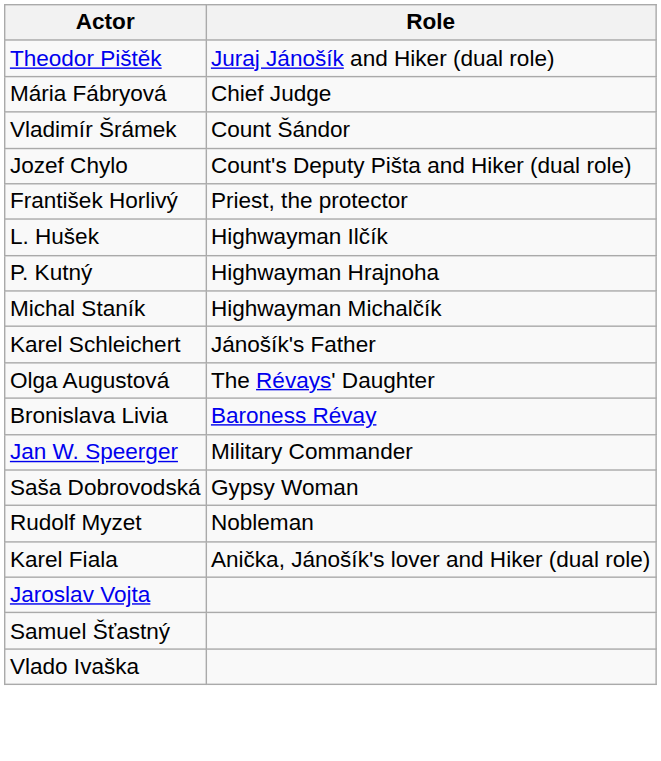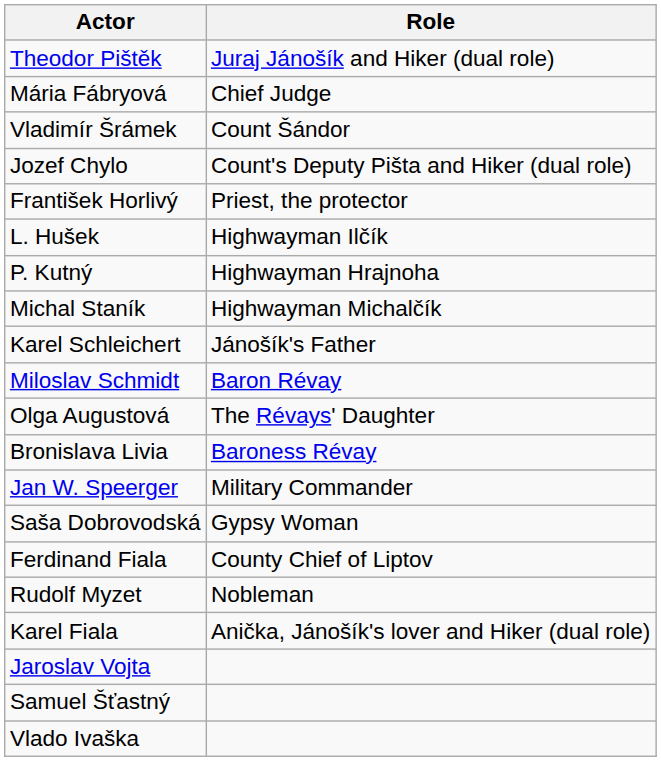+ row: (95, 380)
+ row: (88, 559)
